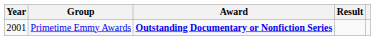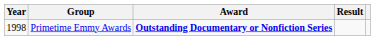(16, 27) 2001 -> (16, 27) 1998
